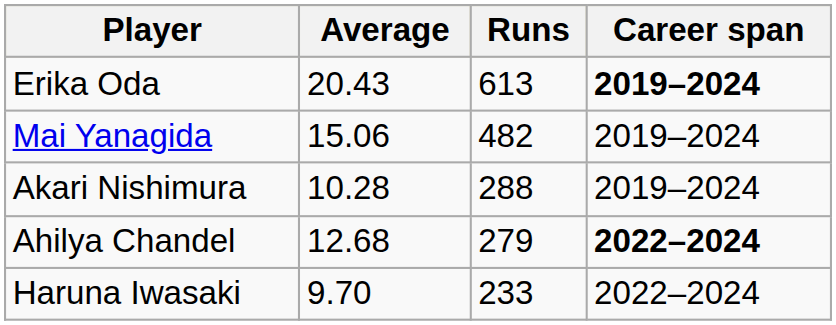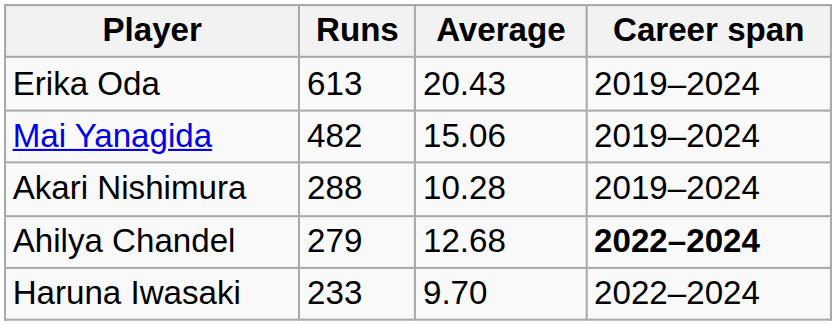columns swapped: (529, 30) <-> (385, 30)
(677, 83) bold -> (677, 83) normal
